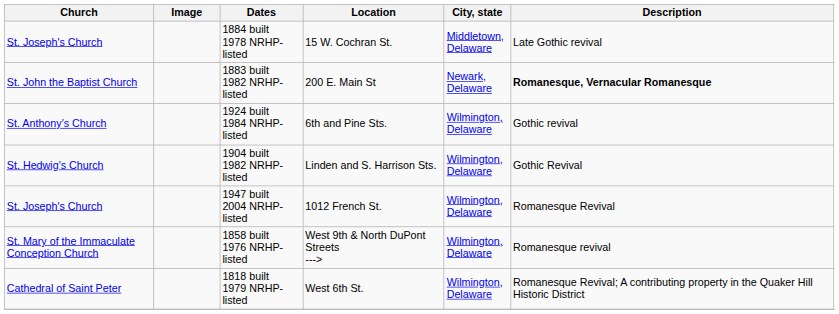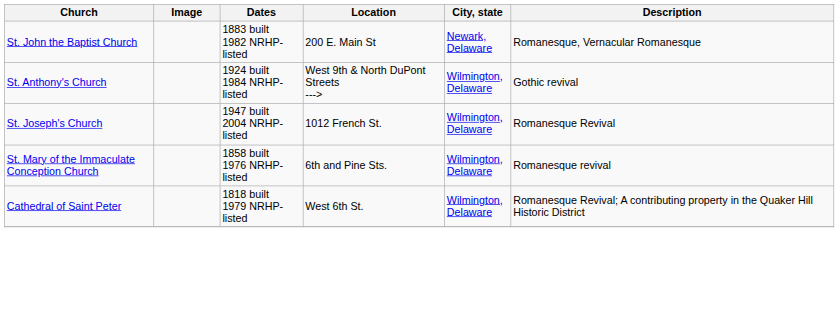- row: (253, 42)
(612, 83) bold -> (607, 42) normal
(346, 124) 6th and Pine Sts. -> (365, 83) West 9th & North DuPont Streets --->
- row: (253, 165)
(365, 247) West 9th & North DuPont Streets ---> -> (346, 165) 6th and Pine Sts.
